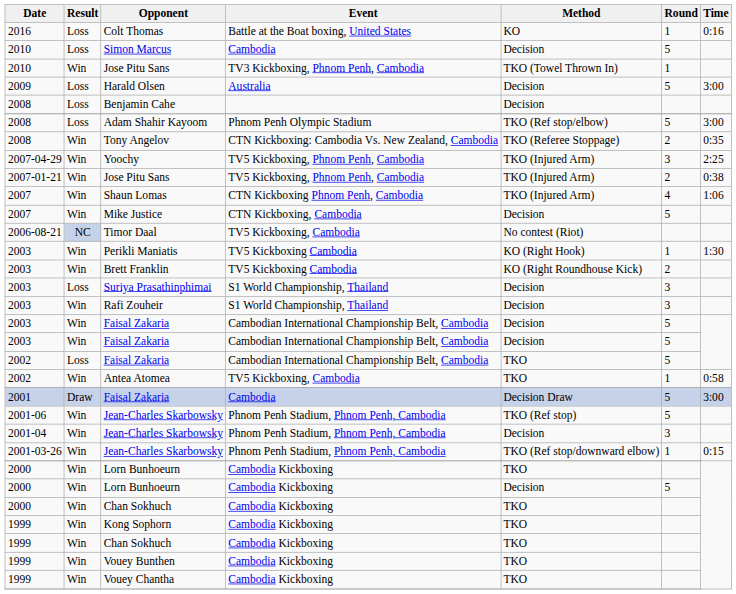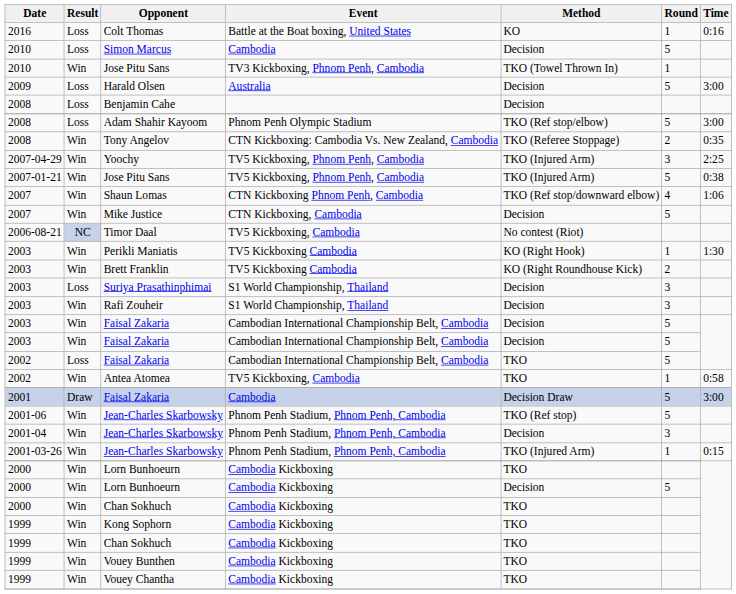(667, 177) 2 -> (667, 177) 5
(549, 195) TKO (Injured Arm) -> (581, 195) TKO (Ref stop/downward elbow)
(581, 451) TKO (Ref stop/downward elbow) -> (549, 451) TKO (Injured Arm)
